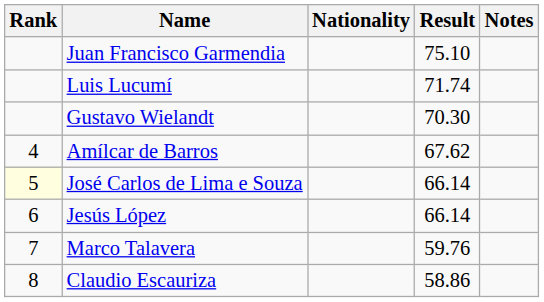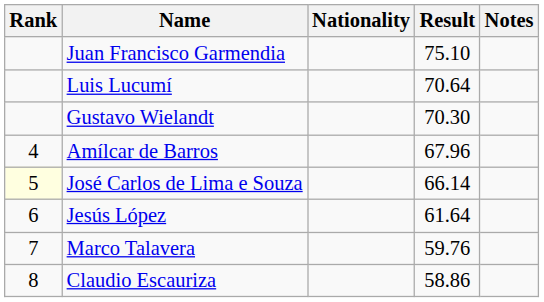(447, 85) 71.74 -> (447, 85) 70.64
(447, 150) 67.62 -> (447, 150) 67.96
(447, 215) 66.14 -> (447, 215) 61.64
